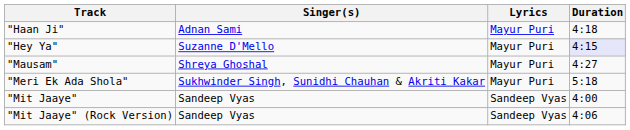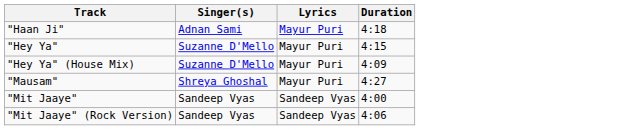(585, 48) lavender background -> (374, 48) no background
+ row: (71, 65)
- row: (68, 82)
